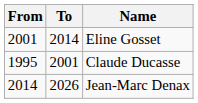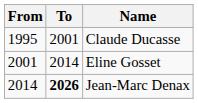rows swapped: (133, 62) <-> (123, 39)
(64, 86) normal -> (64, 86) bold
